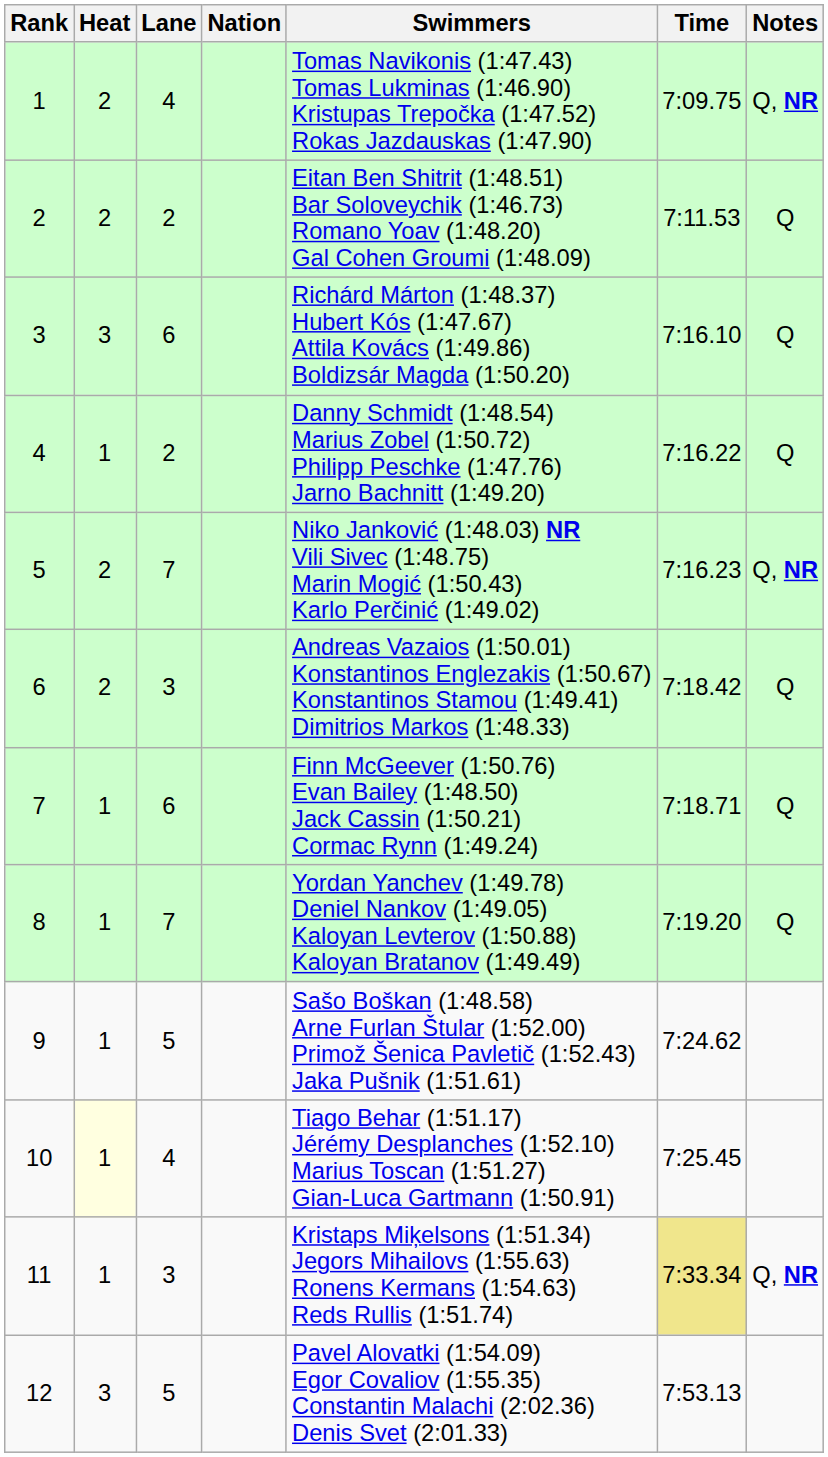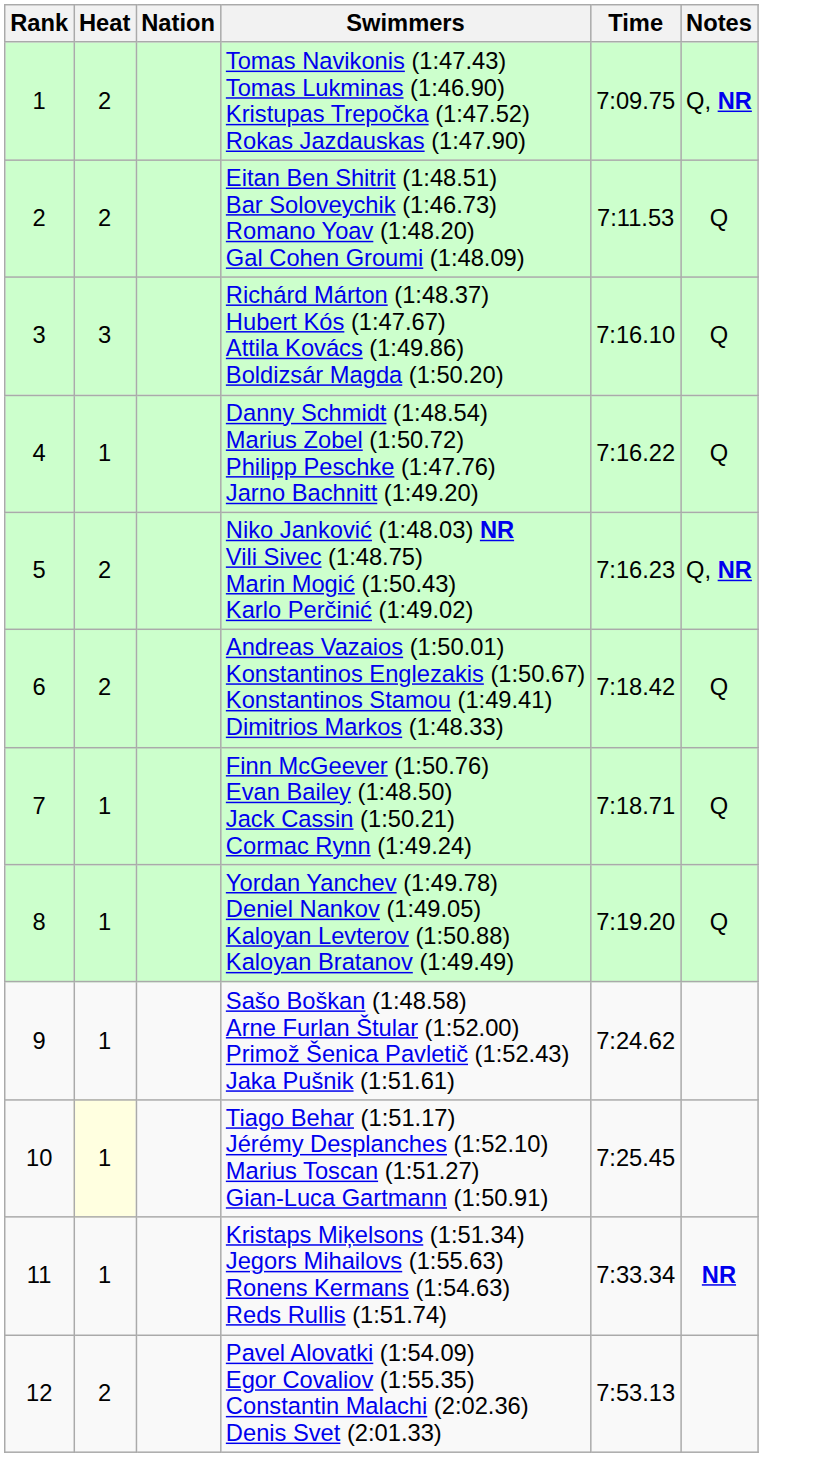- column: (169, 23)
(702, 1275) khaki background -> (636, 1275) no background
(785, 1275) Q, NR -> (719, 1275) NR
(105, 1393) 3 -> (105, 1393) 2
